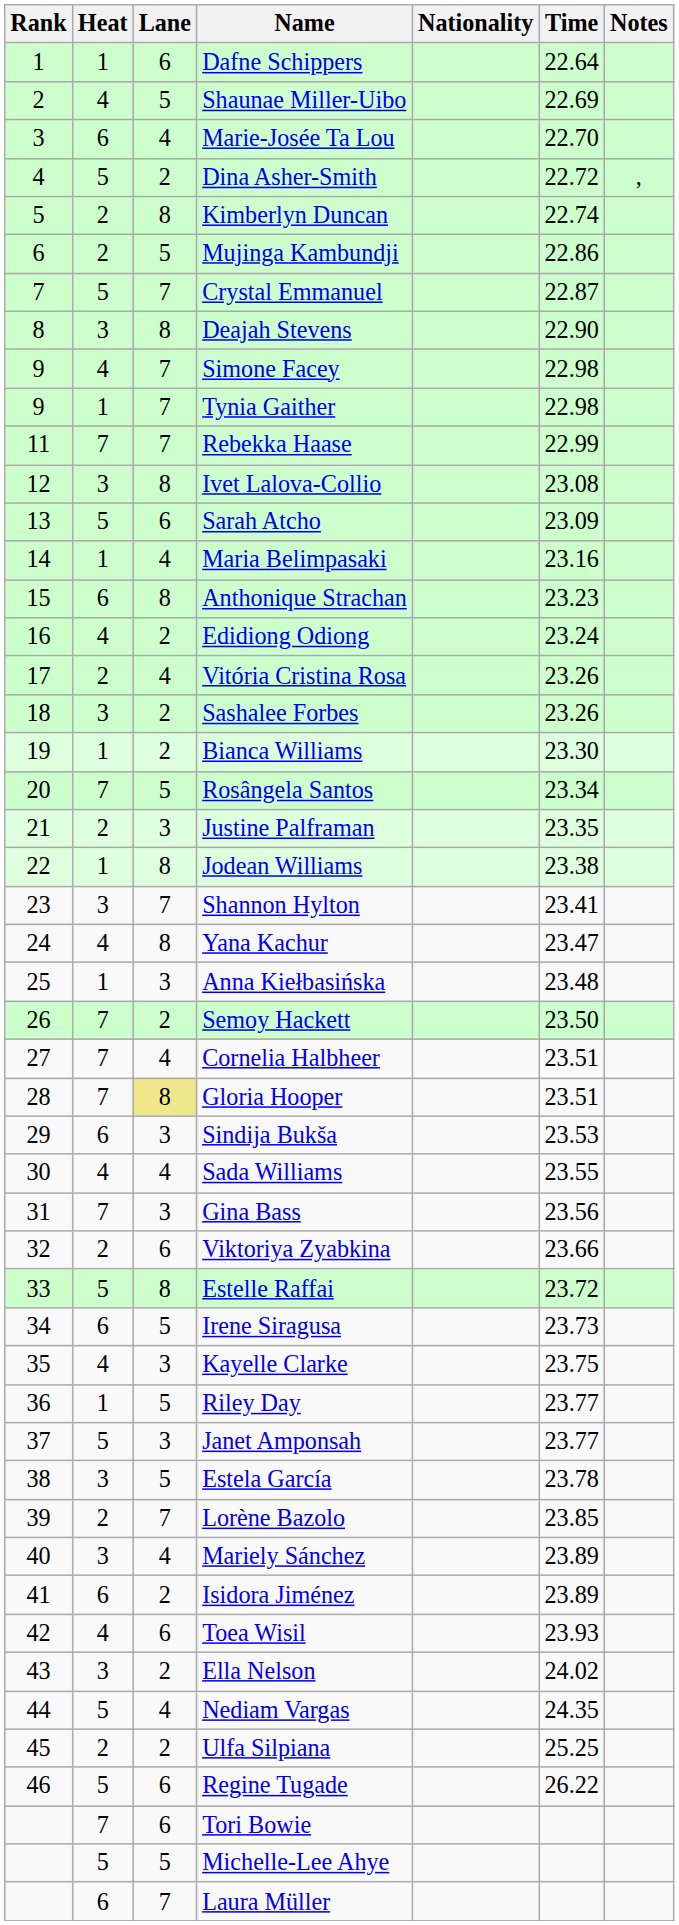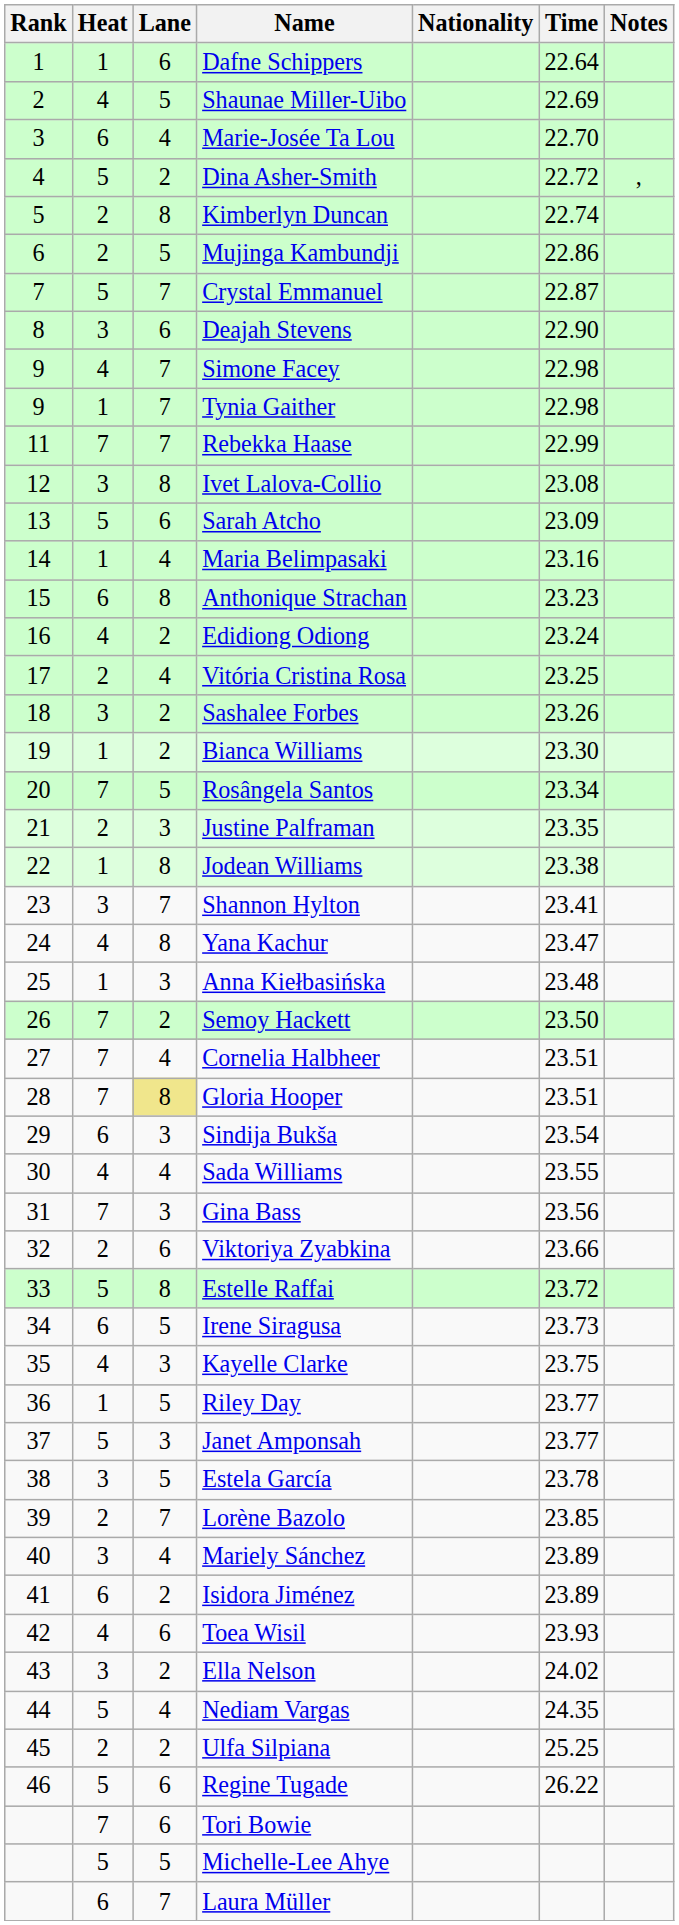(165, 330) 8 -> (165, 330) 6
(572, 675) 23.26 -> (572, 675) 23.25
(572, 1134) 23.53 -> (572, 1134) 23.54
